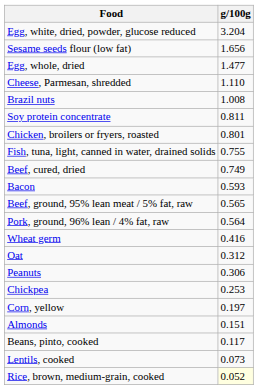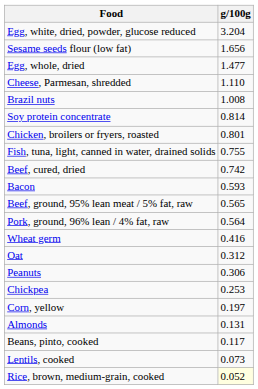(233, 117) 0.811 -> (233, 117) 0.814
(233, 169) 0.749 -> (233, 169) 0.742
(233, 324) 0.151 -> (233, 324) 0.131
